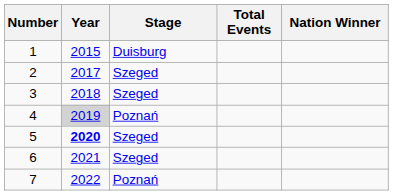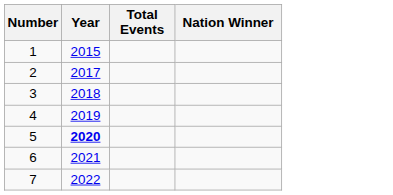- column: (163, 22)
(85, 115) lightgrey background -> (85, 115) no background
